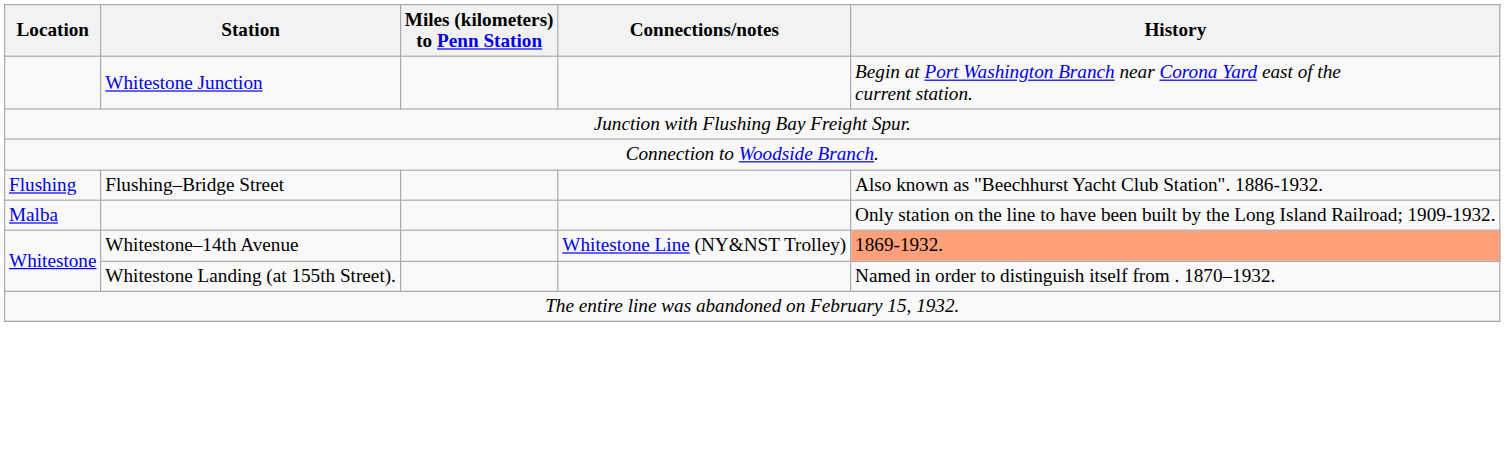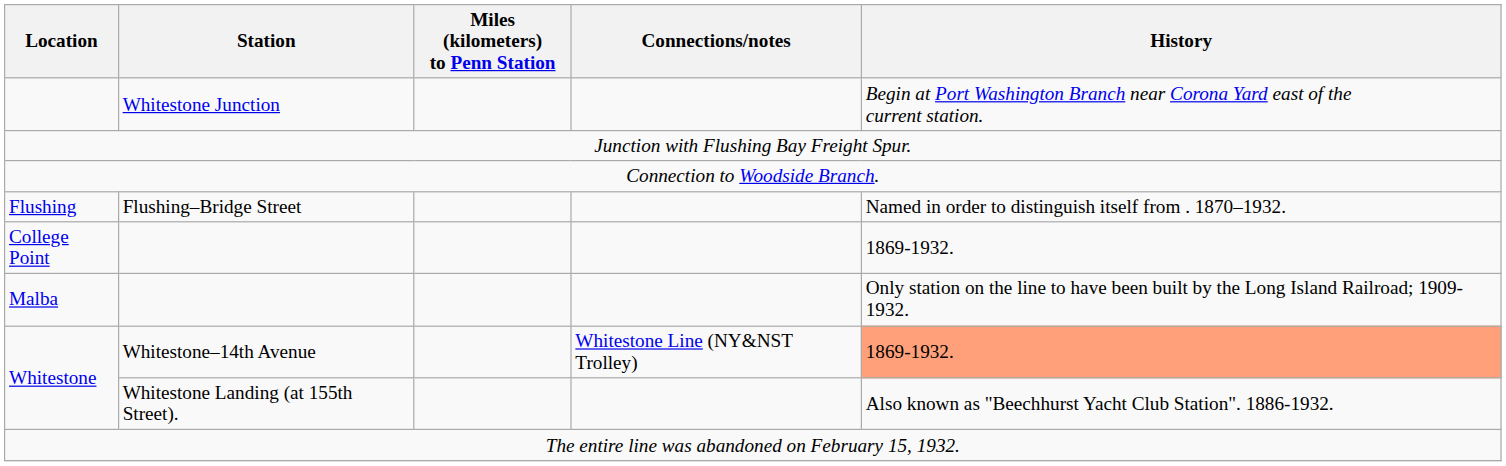(1089, 184) Also known as "Beechhurst Yacht Club Station". 1886-1932. -> (1076, 206) Named in order to distinguish itself from . 1870–1932.
+ row: (39, 247)
(1065, 276) Named in order to distinguish itself from . 1870–1932. -> (1100, 403) Also known as "Beechhurst Yacht Club Station". 1886-1932.
